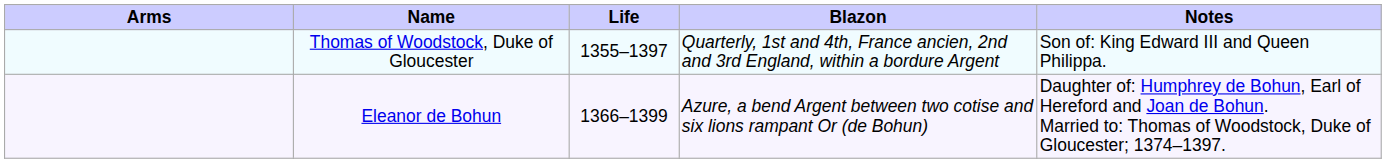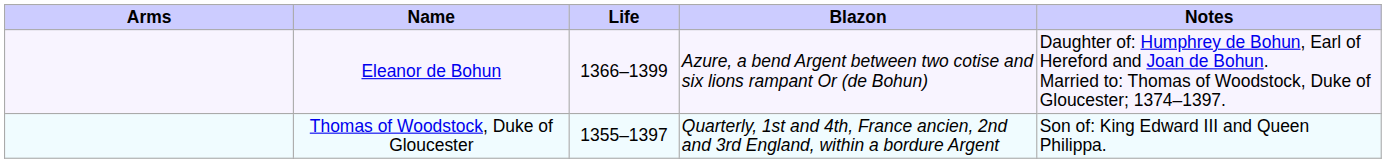rows swapped: (431, 51) <-> (431, 116)
